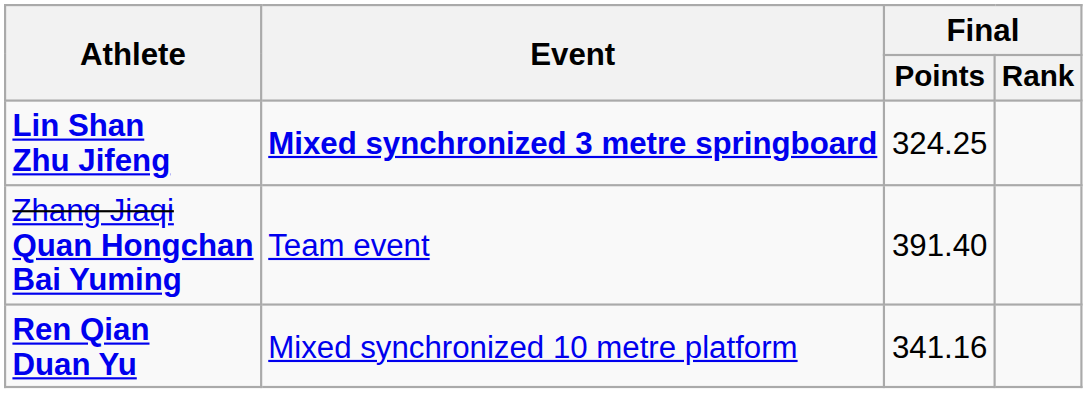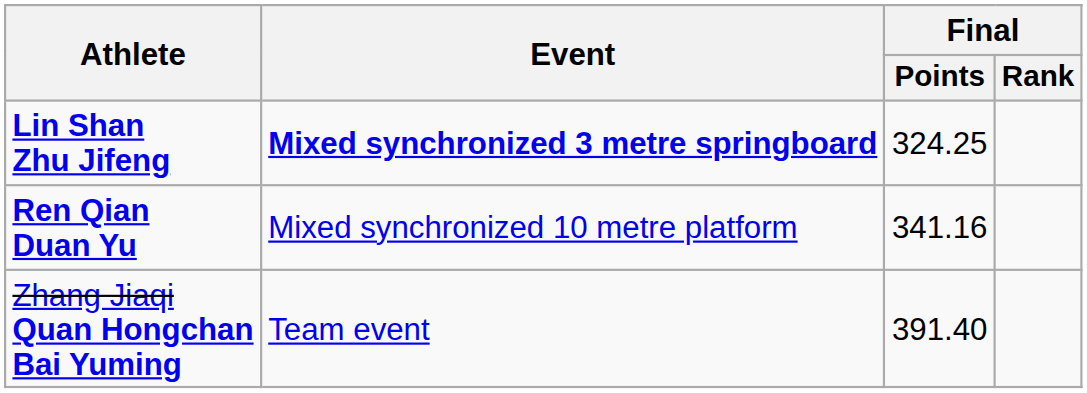rows swapped: (81, 346) <-> (133, 245)
